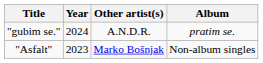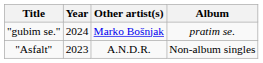(129, 31) A.N.D.R. -> (129, 31) Marko Bošnjak
(129, 49) Marko Bošnjak -> (129, 49) A.N.D.R.
